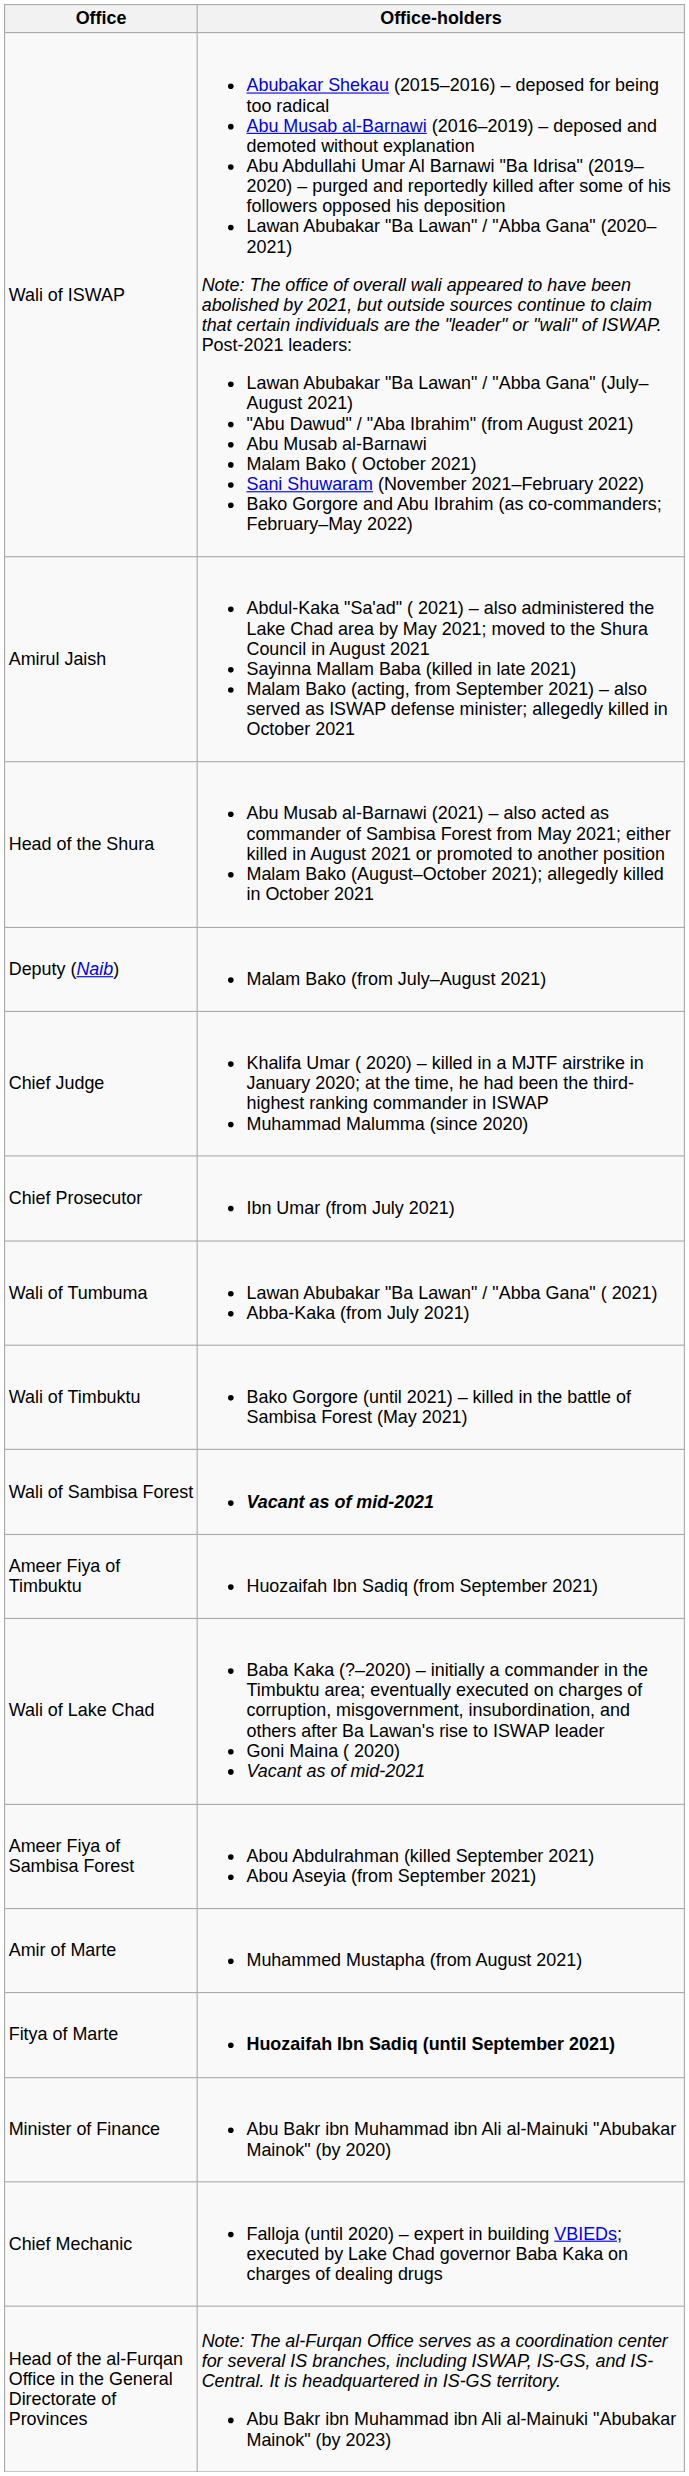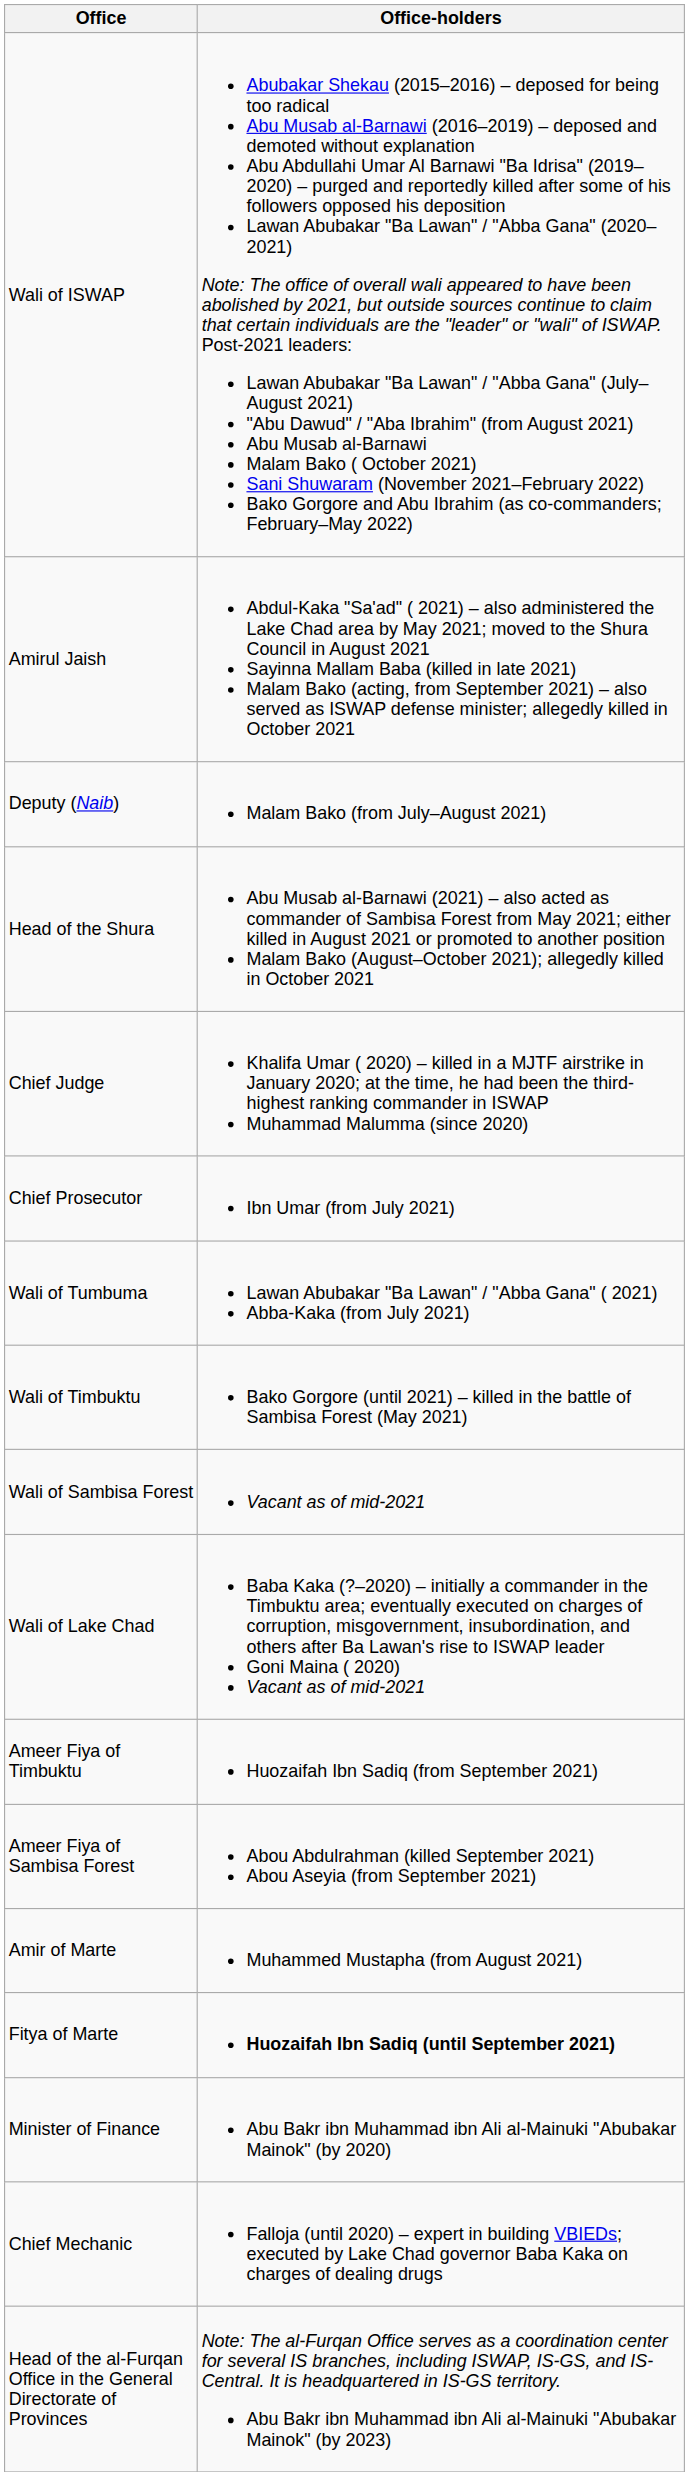rows swapped: (81, 844) <-> (64, 969)
(441, 1502) bold -> (441, 1502) normal
rows swapped: (82, 1711) <-> (64, 1576)
